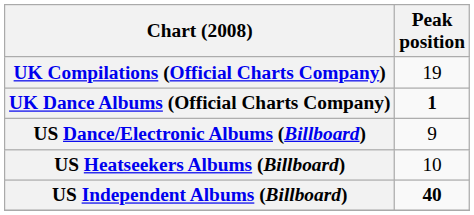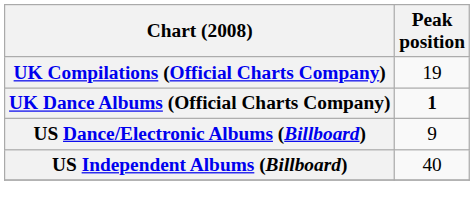- row: (200, 164)
(432, 195) bold -> (432, 164) normal
